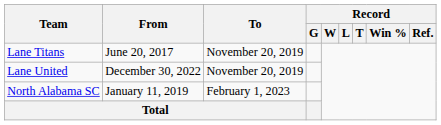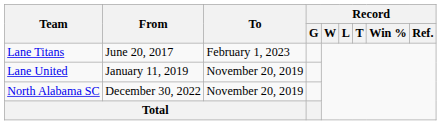(255, 52) November 20, 2019 -> (248, 52) February 1, 2023
(153, 71) December 30, 2022 -> (147, 71) January 11, 2019
(147, 91) January 11, 2019 -> (153, 91) December 30, 2022
(248, 91) February 1, 2023 -> (255, 91) November 20, 2019
